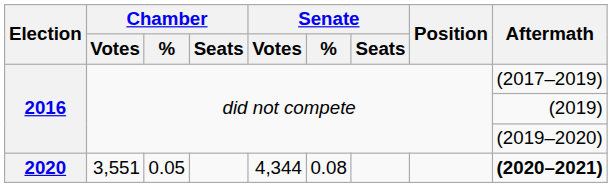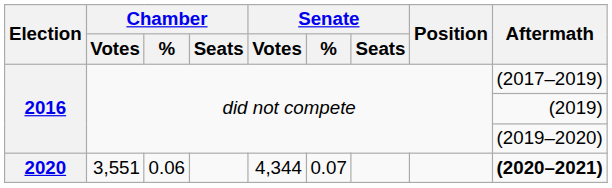(167, 167) 0.05 -> (167, 167) 0.06
(329, 167) 0.08 -> (329, 167) 0.07
